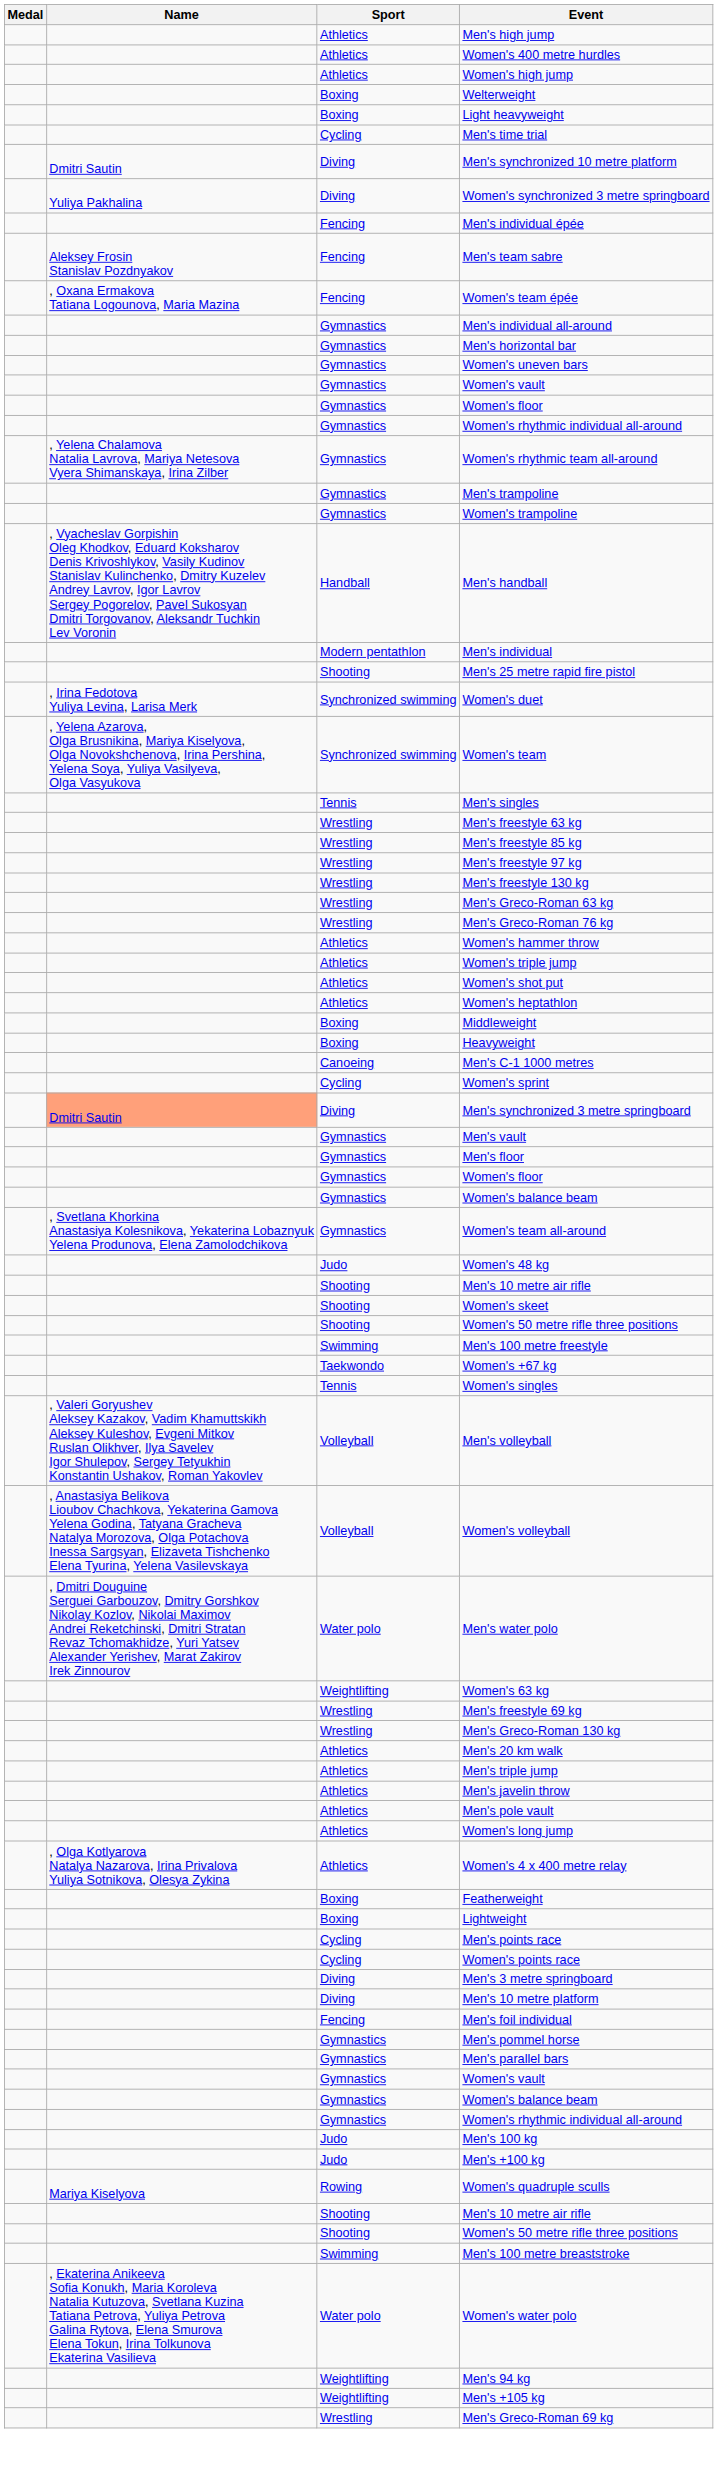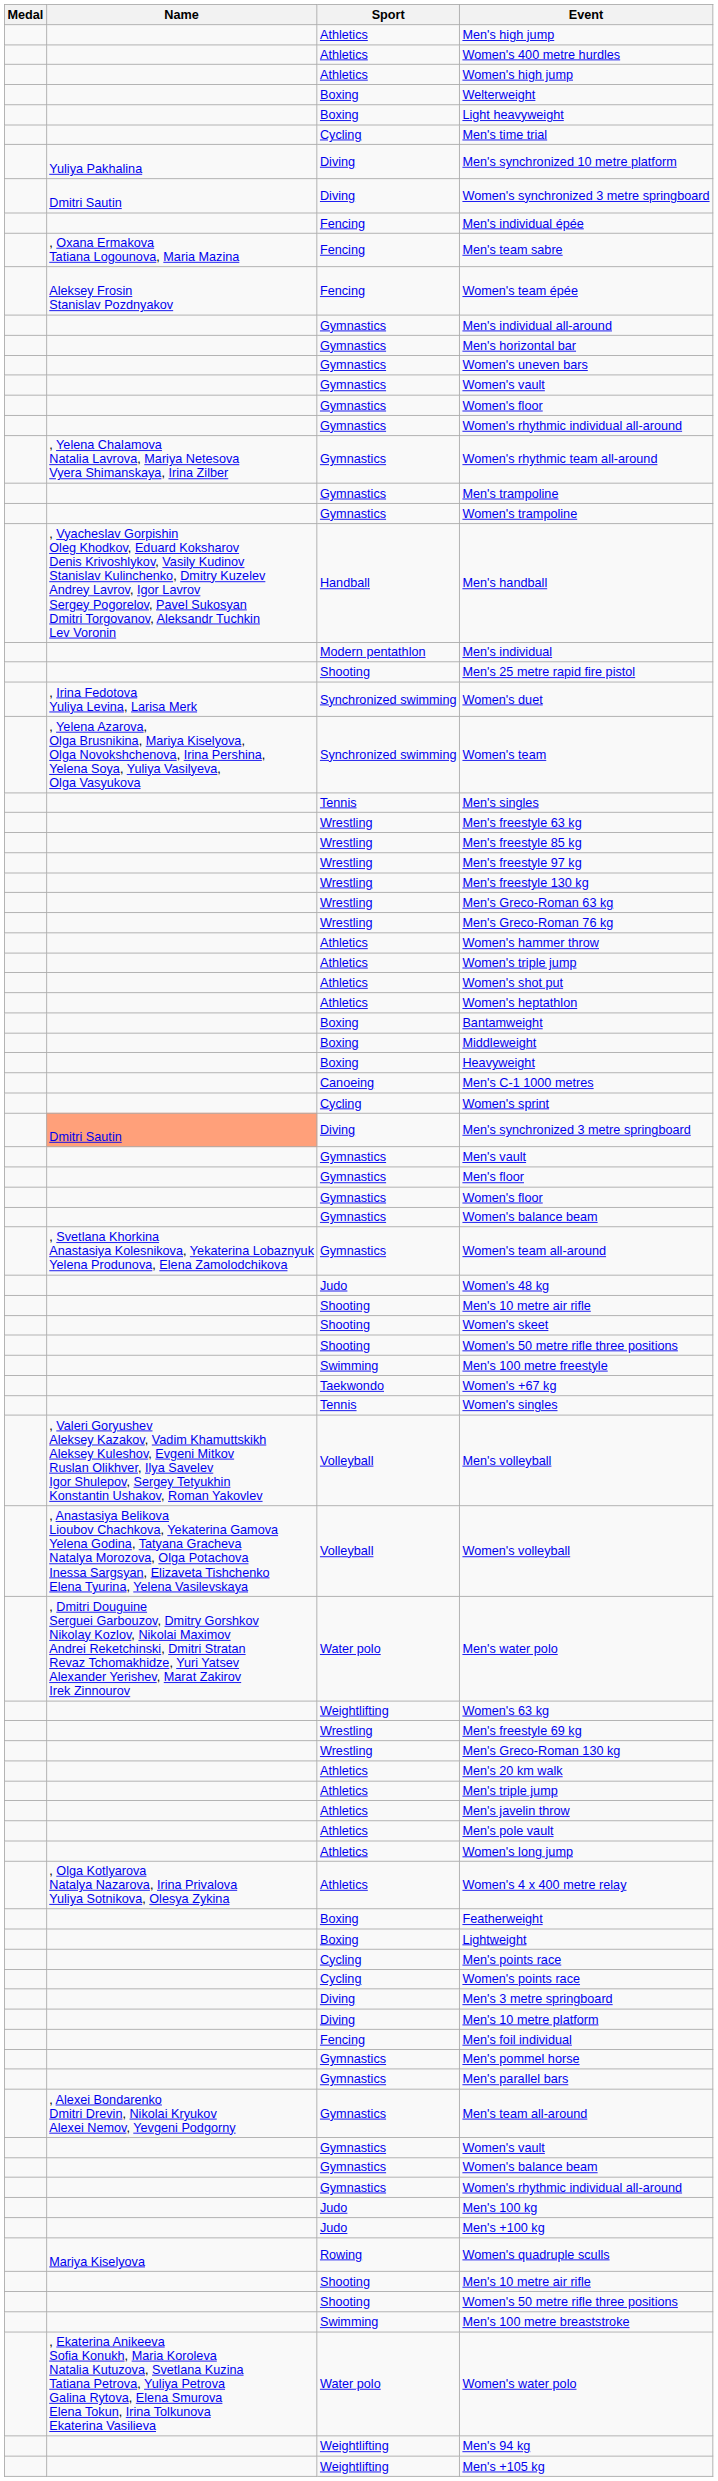(85, 169) Dmitri Sautin -> (96, 169) Yuliya Pakhalina
(96, 203) Yuliya Pakhalina -> (85, 203) Dmitri Sautin
(111, 264) Aleksey Frosin Stanislav Pozdnyakov -> (144, 250) , Oxana Ermakova Tatiana Logounova, Maria Mazina
(144, 298) , Oxana Ermakova Tatiana Logounova, Maria Mazina -> (111, 298) Aleksey Frosin Stanislav Pozdnyakov
+ row: (339, 1023)
+ row: (353, 2114)
- row: (346, 2418)
